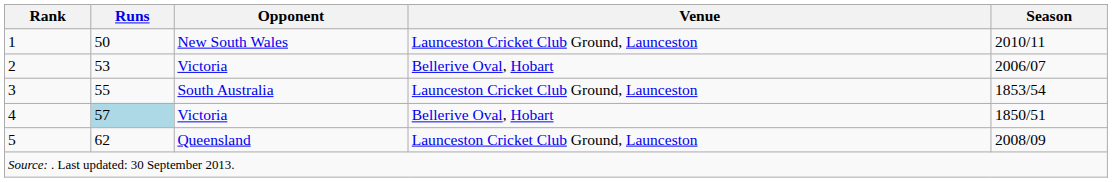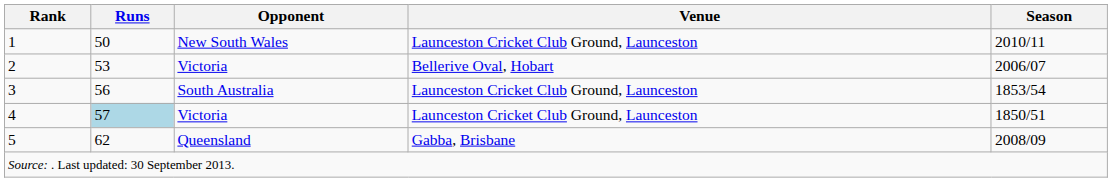(102, 90) 55 -> (102, 90) 56
(483, 115) Bellerive Oval, Hobart -> (555, 115) Launceston Cricket Club Ground, Launceston
(555, 139) Launceston Cricket Club Ground, Launceston -> (463, 139) Gabba, Brisbane
